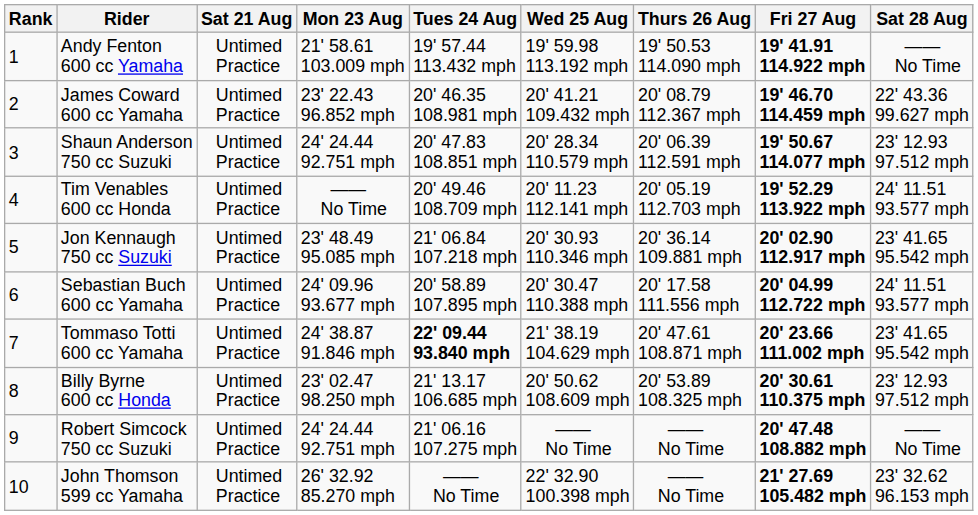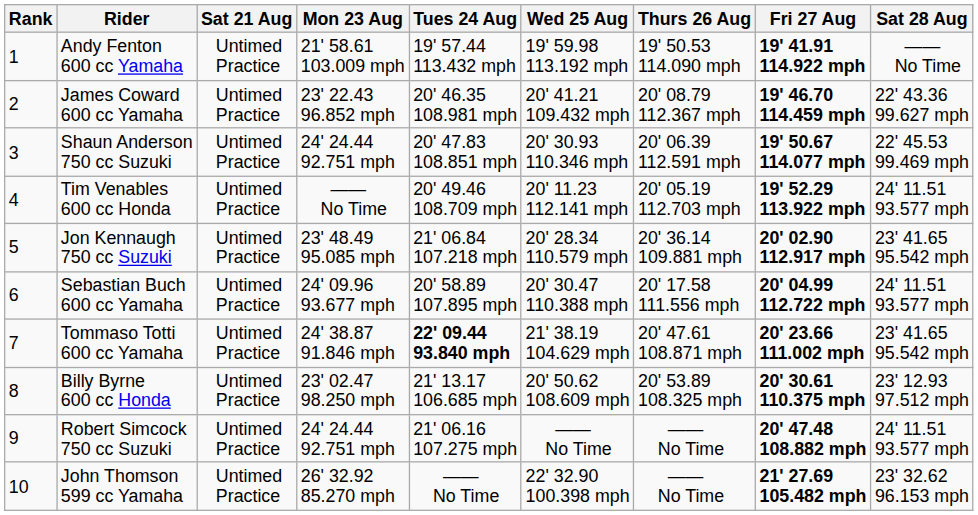(577, 152) 20' 28.34 110.579 mph -> (577, 152) 20' 30.93 110.346 mph
(922, 152) 23' 12.93 97.512 mph -> (922, 152) 22' 45.53 99.469 mph
(577, 247) 20' 30.93 110.346 mph -> (577, 247) 20' 28.34 110.579 mph
(918, 438) —— No Time -> (922, 438) 24' 11.51 93.577 mph
